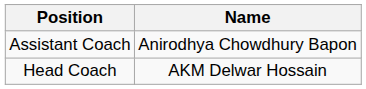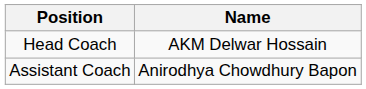rows swapped: (70, 71) <-> (70, 44)
